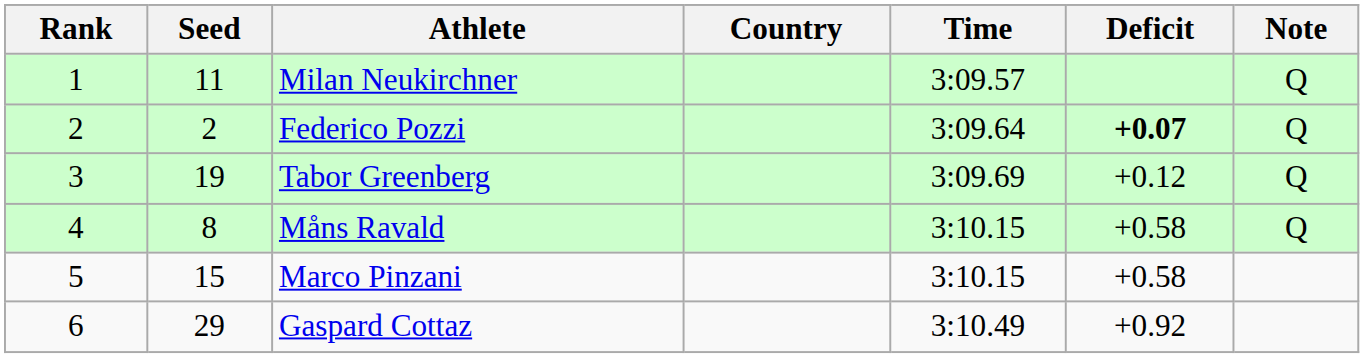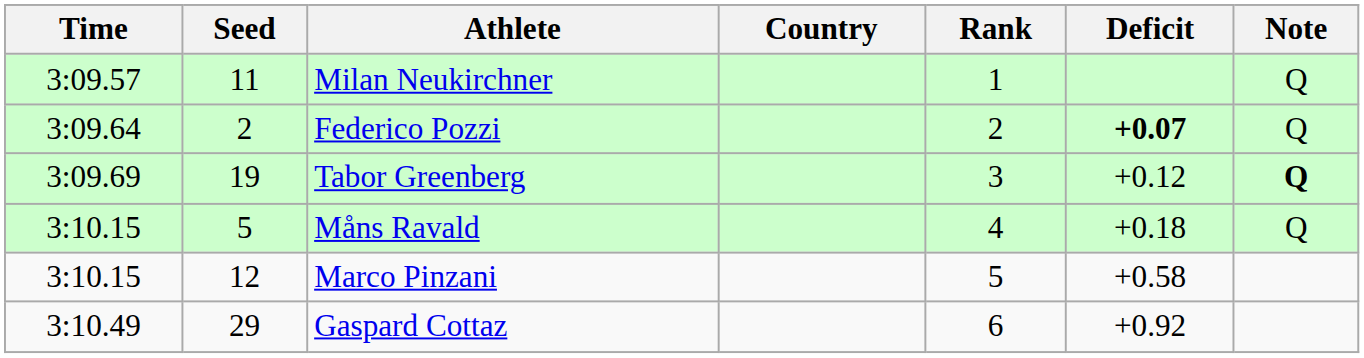columns swapped: (76, 29) <-> (978, 29)
(1296, 177) normal -> (1296, 177) bold
(209, 227) 8 -> (244, 227) 5
(1150, 227) +0.58 -> (1150, 227) +0.18
(209, 276) 15 -> (244, 276) 12
